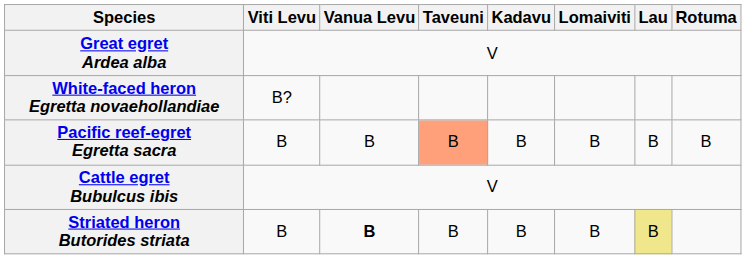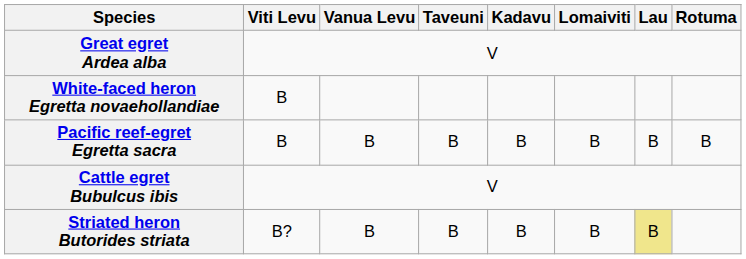(282, 97) B? -> (282, 97) B
(453, 142) lightsalmon background -> (453, 142) no background
(282, 231) B -> (282, 231) B?
(369, 231) bold -> (369, 231) normal
